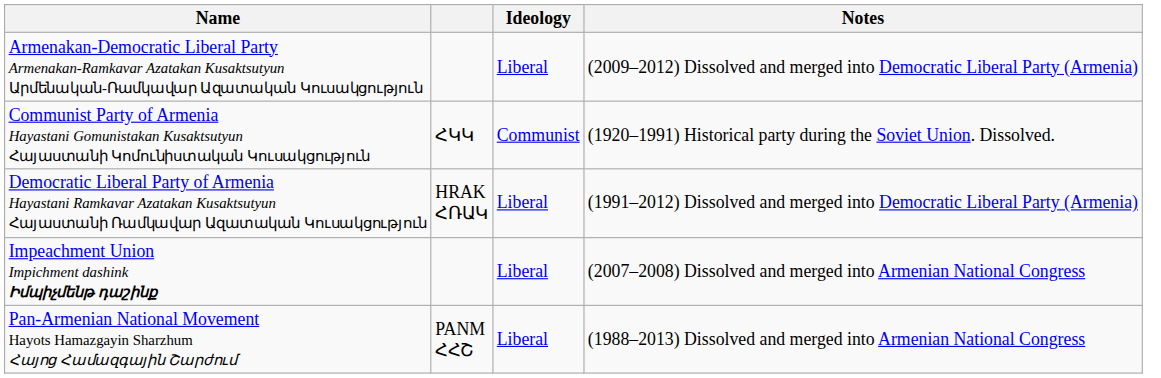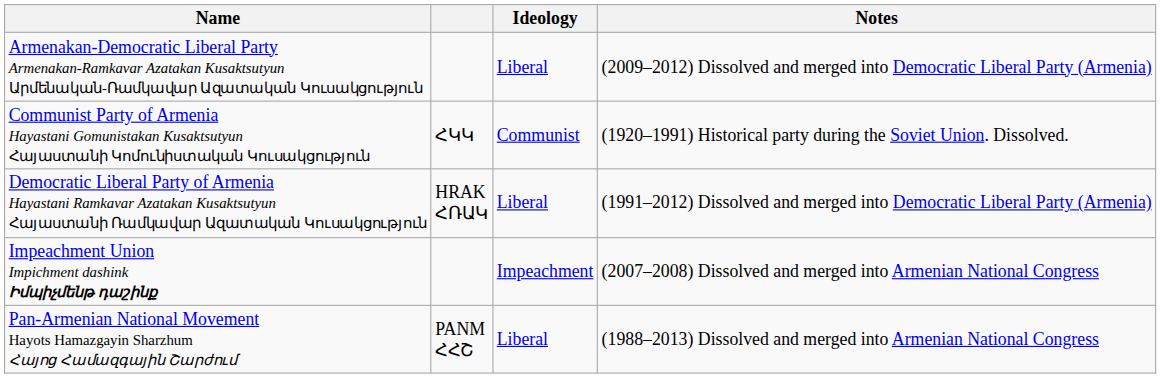(522, 271) Liberal -> (545, 271) Impeachment
